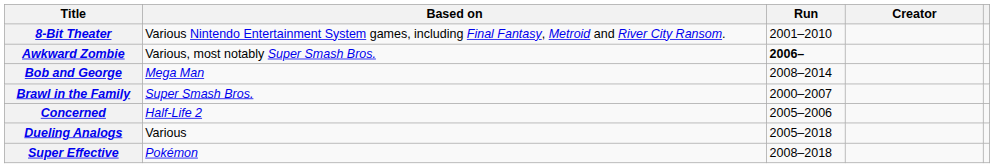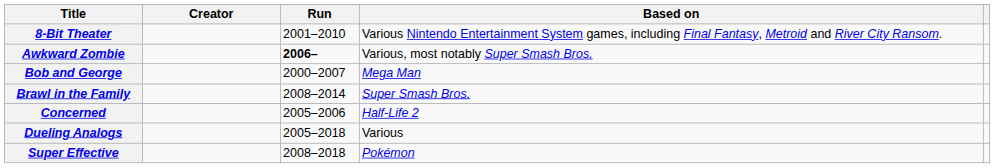columns swapped: (914, 14) <-> (454, 14)
(801, 73) 2008–2014 -> (314, 73) 2000–2007
(801, 93) 2000–2007 -> (314, 93) 2008–2014
